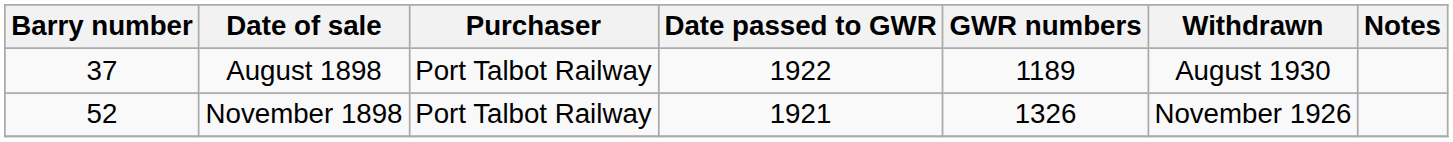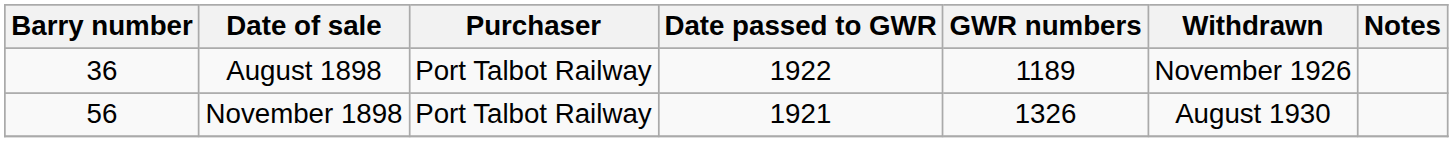(102, 70) 37 -> (102, 70) 36
(1253, 70) August 1930 -> (1253, 70) November 1926
(102, 114) 52 -> (102, 114) 56
(1253, 114) November 1926 -> (1253, 114) August 1930
